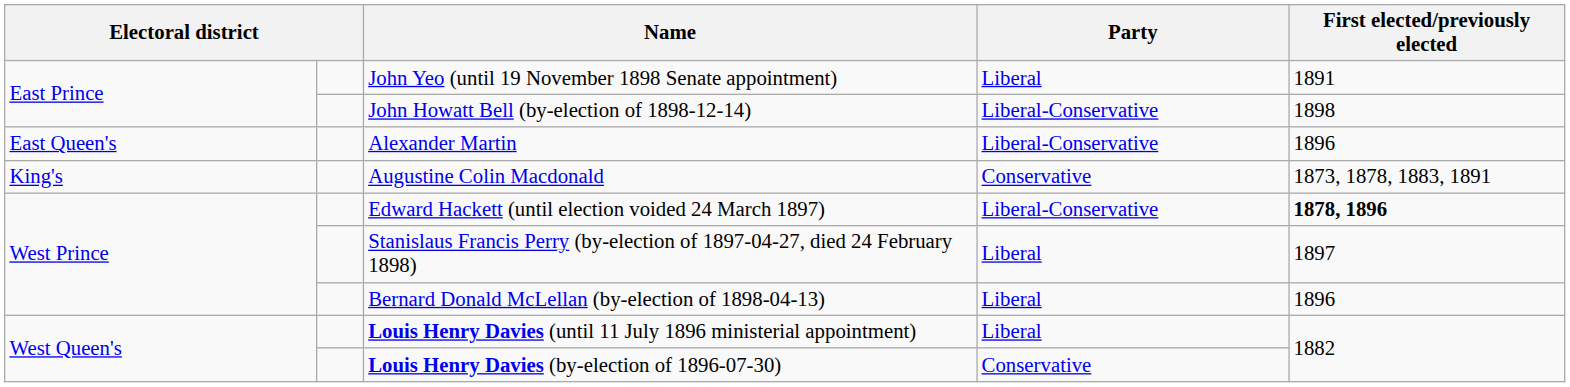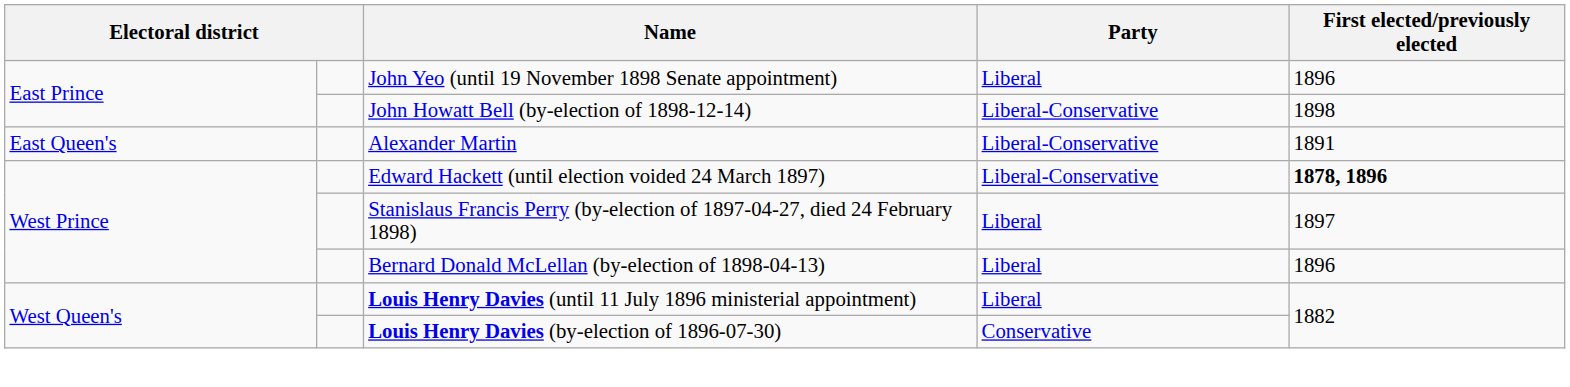(1314, 77) 1891 -> (1314, 77) 1896
(1314, 143) 1896 -> (1314, 143) 1891
- row: (486, 176)
